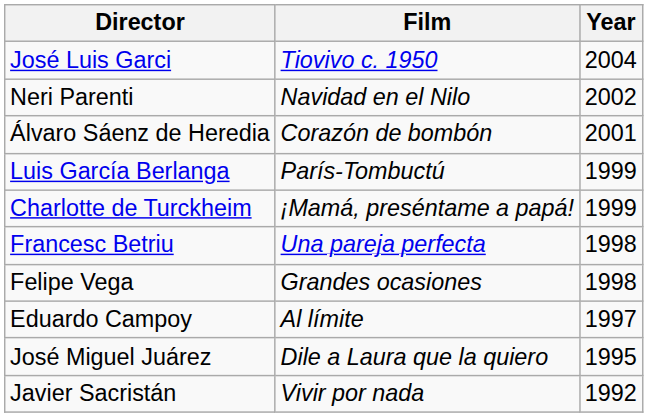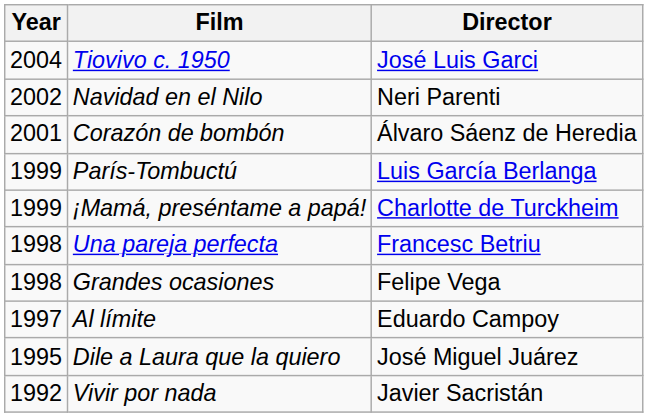columns swapped: (611, 23) <-> (140, 23)
